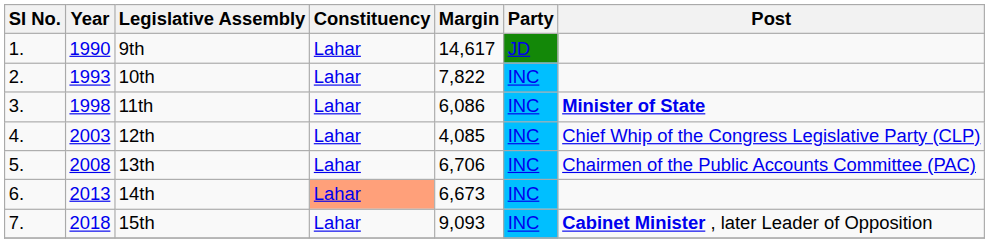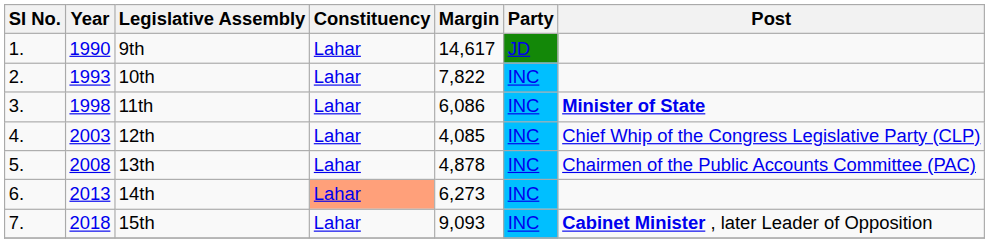(462, 164) 6,706 -> (462, 164) 4,878
(462, 194) 6,673 -> (462, 194) 6,273
